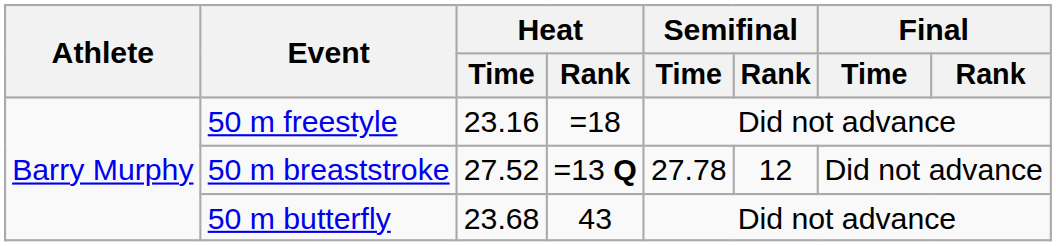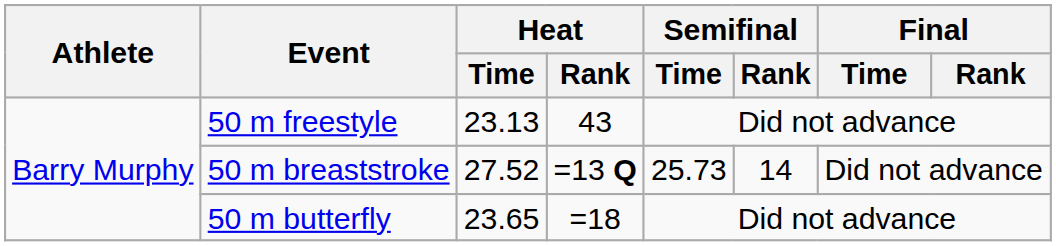(502, 122) 23.16 -> (502, 122) 23.13
(595, 122) =18 -> (595, 122) 43
(689, 170) 27.78 -> (689, 170) 25.73
(776, 170) 12 -> (776, 170) 14
(502, 218) 23.68 -> (502, 218) 23.65
(595, 218) 43 -> (595, 218) =18
